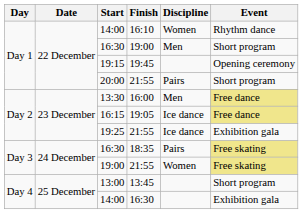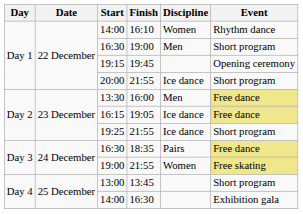(174, 81) Pairs -> (183, 81) Ice dance
(246, 132) Exhibition gala -> (244, 132) Short program
(239, 149) Free skating -> (237, 149) Free dance
